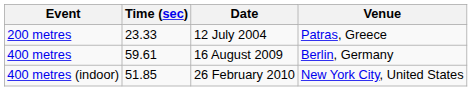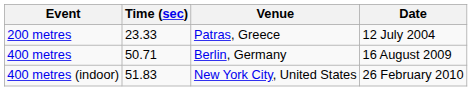columns swapped: (382, 14) <-> (244, 14)
(141, 55) 59.61 -> (141, 55) 50.71
(141, 75) 51.85 -> (141, 75) 51.83
